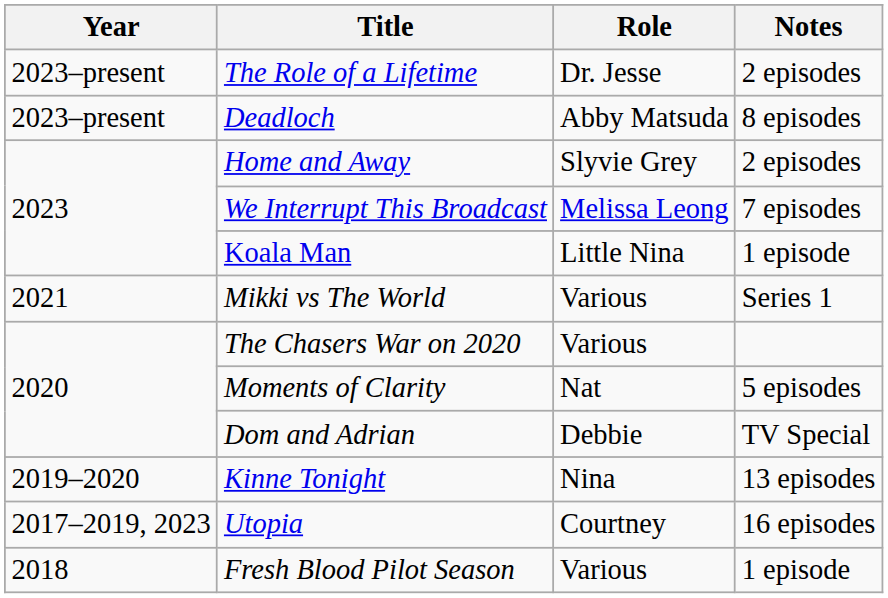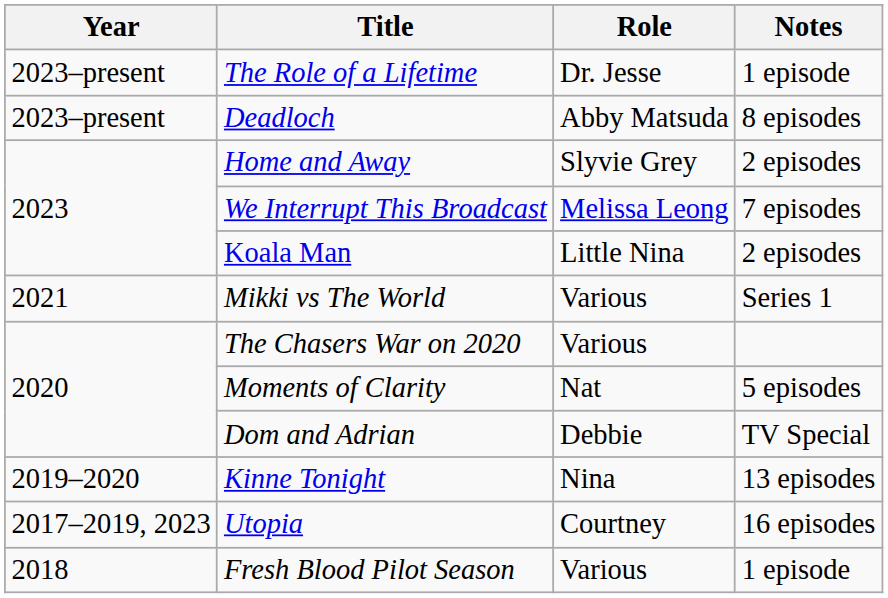(801, 72) 2 episodes -> (796, 72) 1 episode
(796, 252) 1 episode -> (801, 252) 2 episodes
